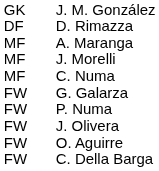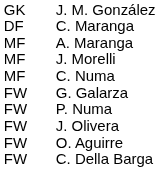+ row: (95, 26)
- row: (94, 26)
